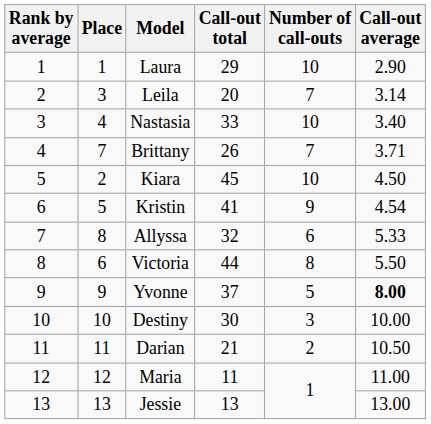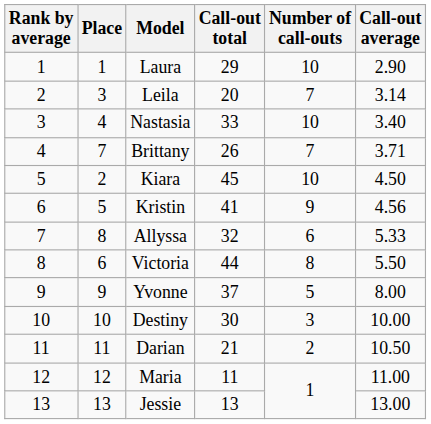(390, 207) 4.54 -> (390, 207) 4.56
(390, 292) bold -> (390, 292) normal
